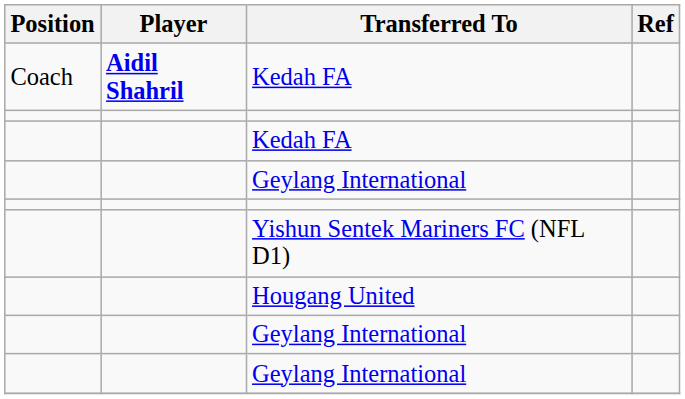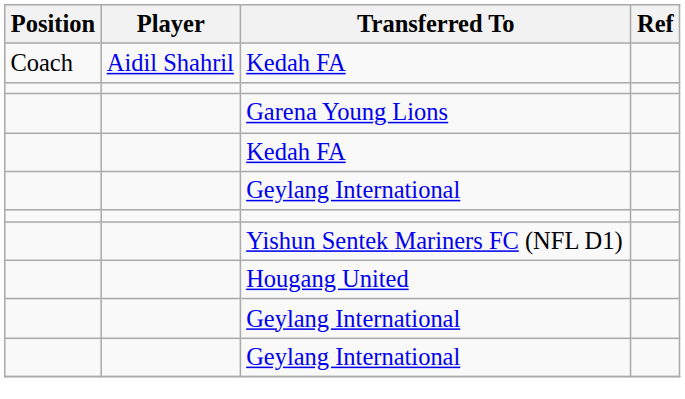(145, 76) bold -> (170, 62) normal
+ row: (53, 113)
